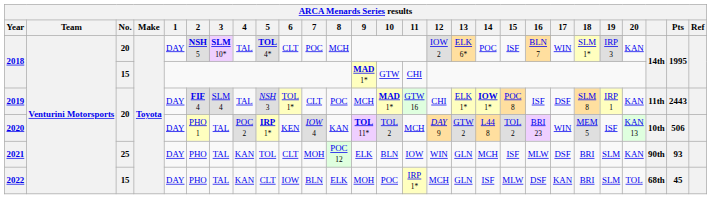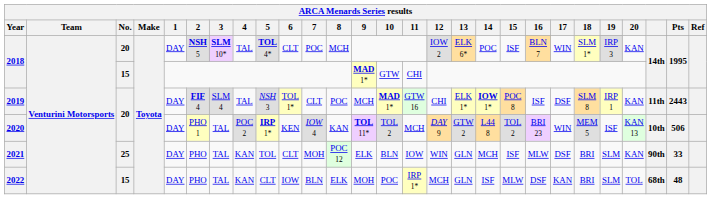(678, 154) 93 -> (678, 154) 33
(678, 180) 45 -> (678, 180) 48
